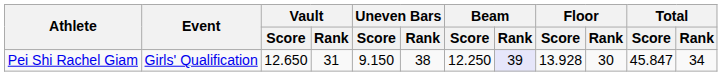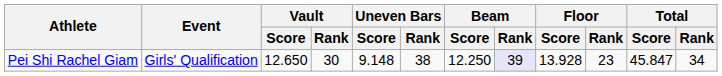(331, 61) 31 -> (331, 61) 30
(376, 61) 9.150 -> (376, 61) 9.148
(606, 61) 30 -> (606, 61) 23
